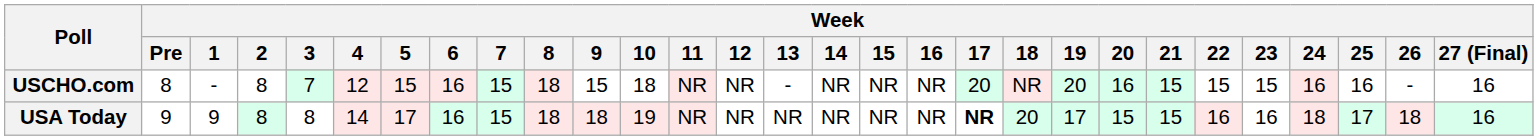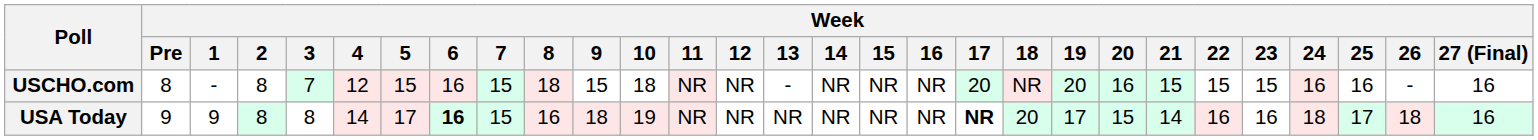(453, 118) normal -> (453, 118) bold
(549, 118) 18 -> (549, 118) 16
(1171, 118) 15 -> (1171, 118) 14
